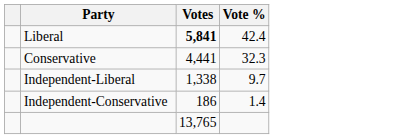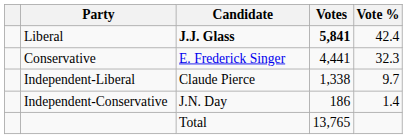+ column: (243, 15)
